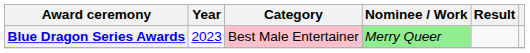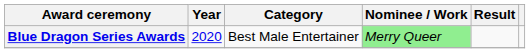(207, 36) 2023 -> (207, 36) 2020
(293, 36) pink background -> (293, 36) no background
